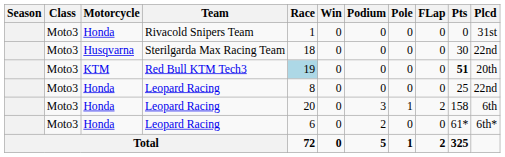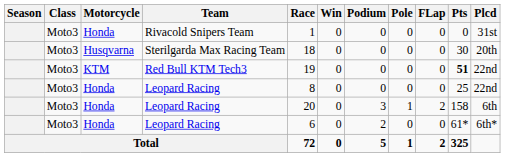(485, 50) 22nd -> (487, 50) 20th
(309, 69) lightblue background -> (309, 69) no background
(487, 69) 20th -> (485, 69) 22nd
